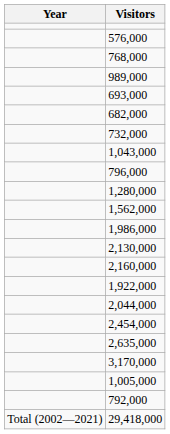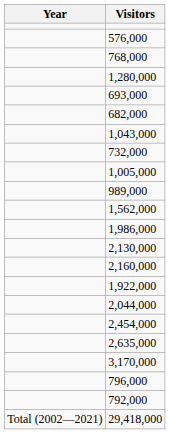rows swapped: (128, 76) <-> (132, 190)
rows swapped: (128, 133) <-> (132, 152)
rows swapped: (132, 381) <-> (128, 171)
